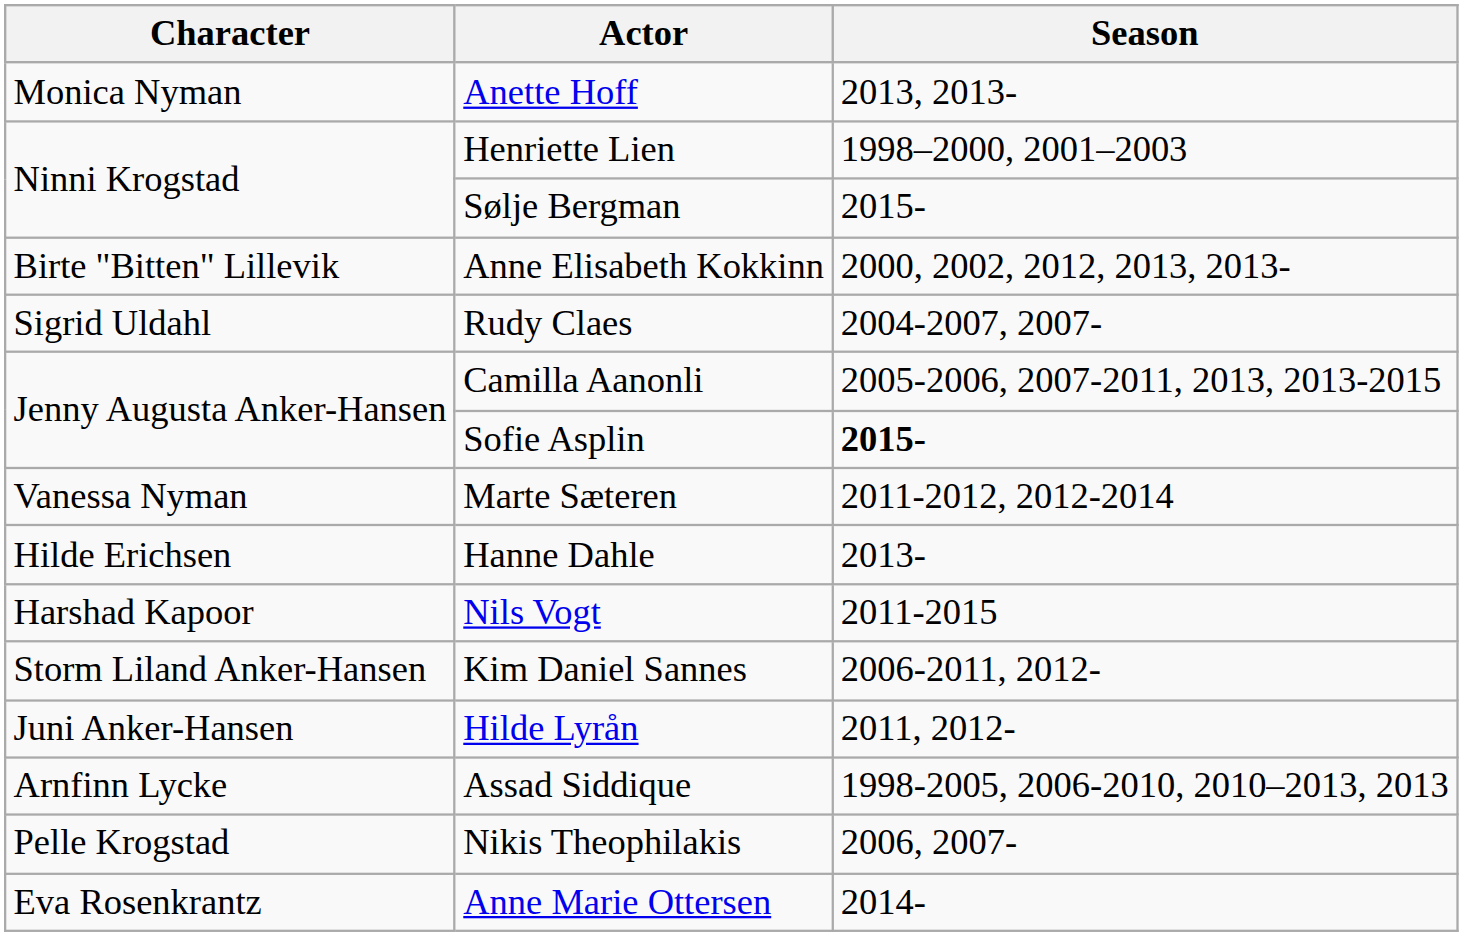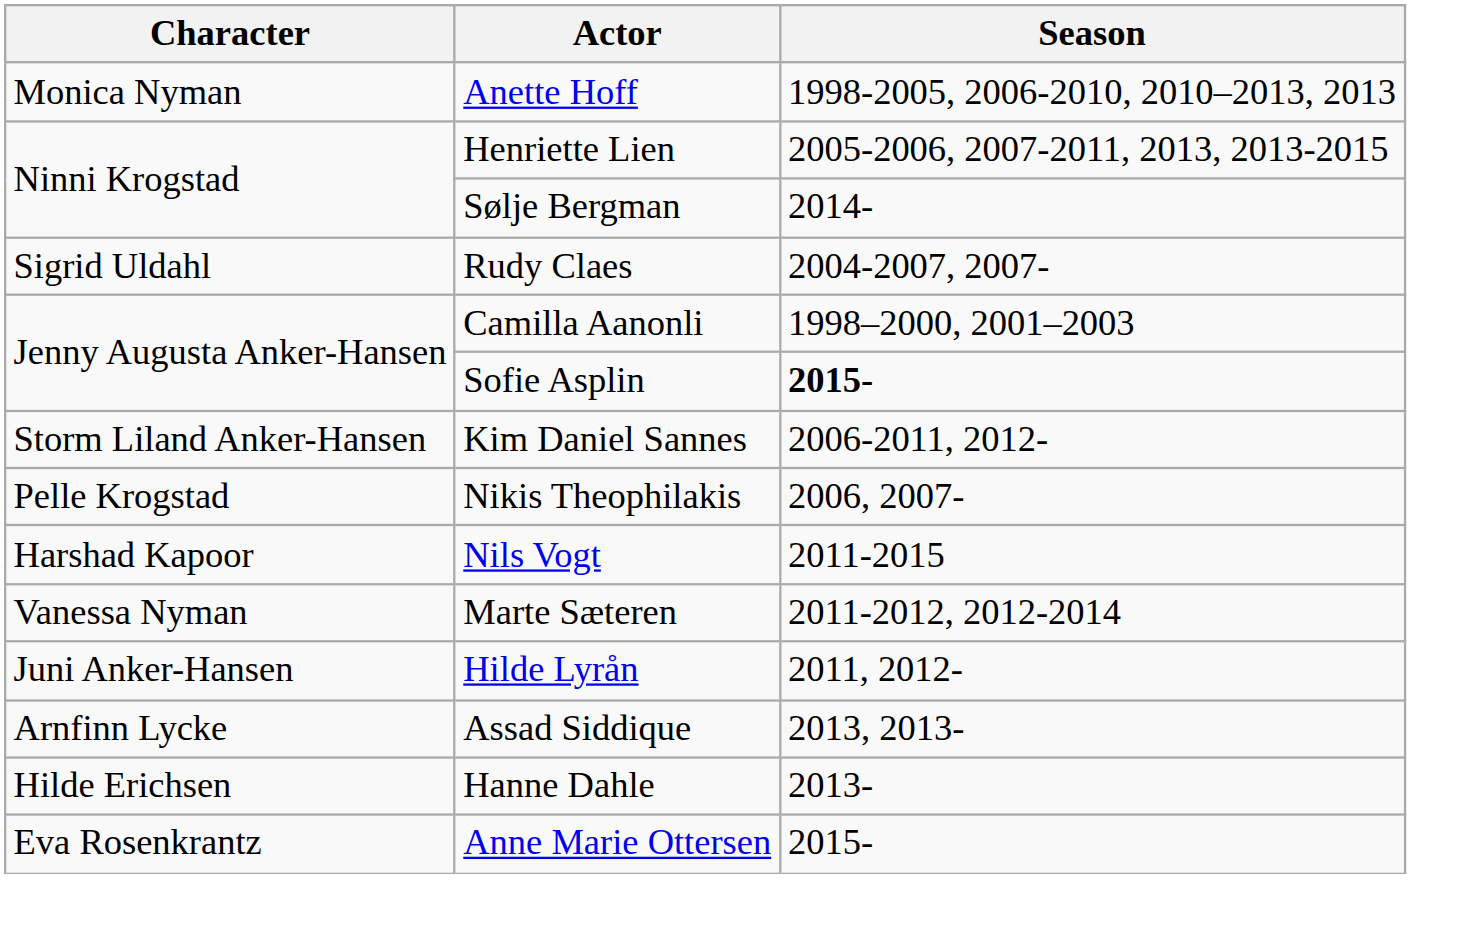(929, 91) 2013, 2013- -> (1092, 91) 1998-2005, 2006-2010, 2010–2013, 2013
(1014, 149) 1998–2000, 2001–2003 -> (1088, 149) 2005-2006, 2007-2011, 2013, 2013-2015
(883, 206) 2015- -> (831, 206) 2014-
- row: (644, 264)
(1141, 380) 2005-2006, 2007-2011, 2013, 2013-2015 -> (961, 322) 1998–2000, 2001–2003
rows swapped: (605, 669) <-> (570, 496)
rows swapped: (602, 843) <-> (559, 554)
(1145, 785) 1998-2005, 2006-2010, 2010–2013, 2013 -> (876, 727) 2013, 2013-
(883, 901) 2014- -> (831, 843) 2015-
